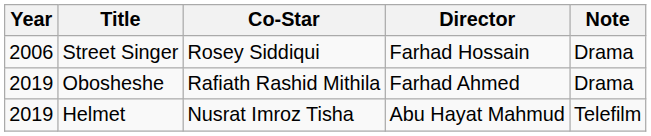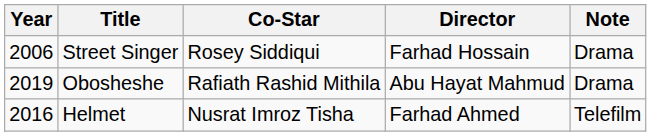(455, 83) Farhad Ahmed -> (477, 83) Abu Hayat Mahmud
(31, 114) 2019 -> (31, 114) 2016
(477, 114) Abu Hayat Mahmud -> (455, 114) Farhad Ahmed
